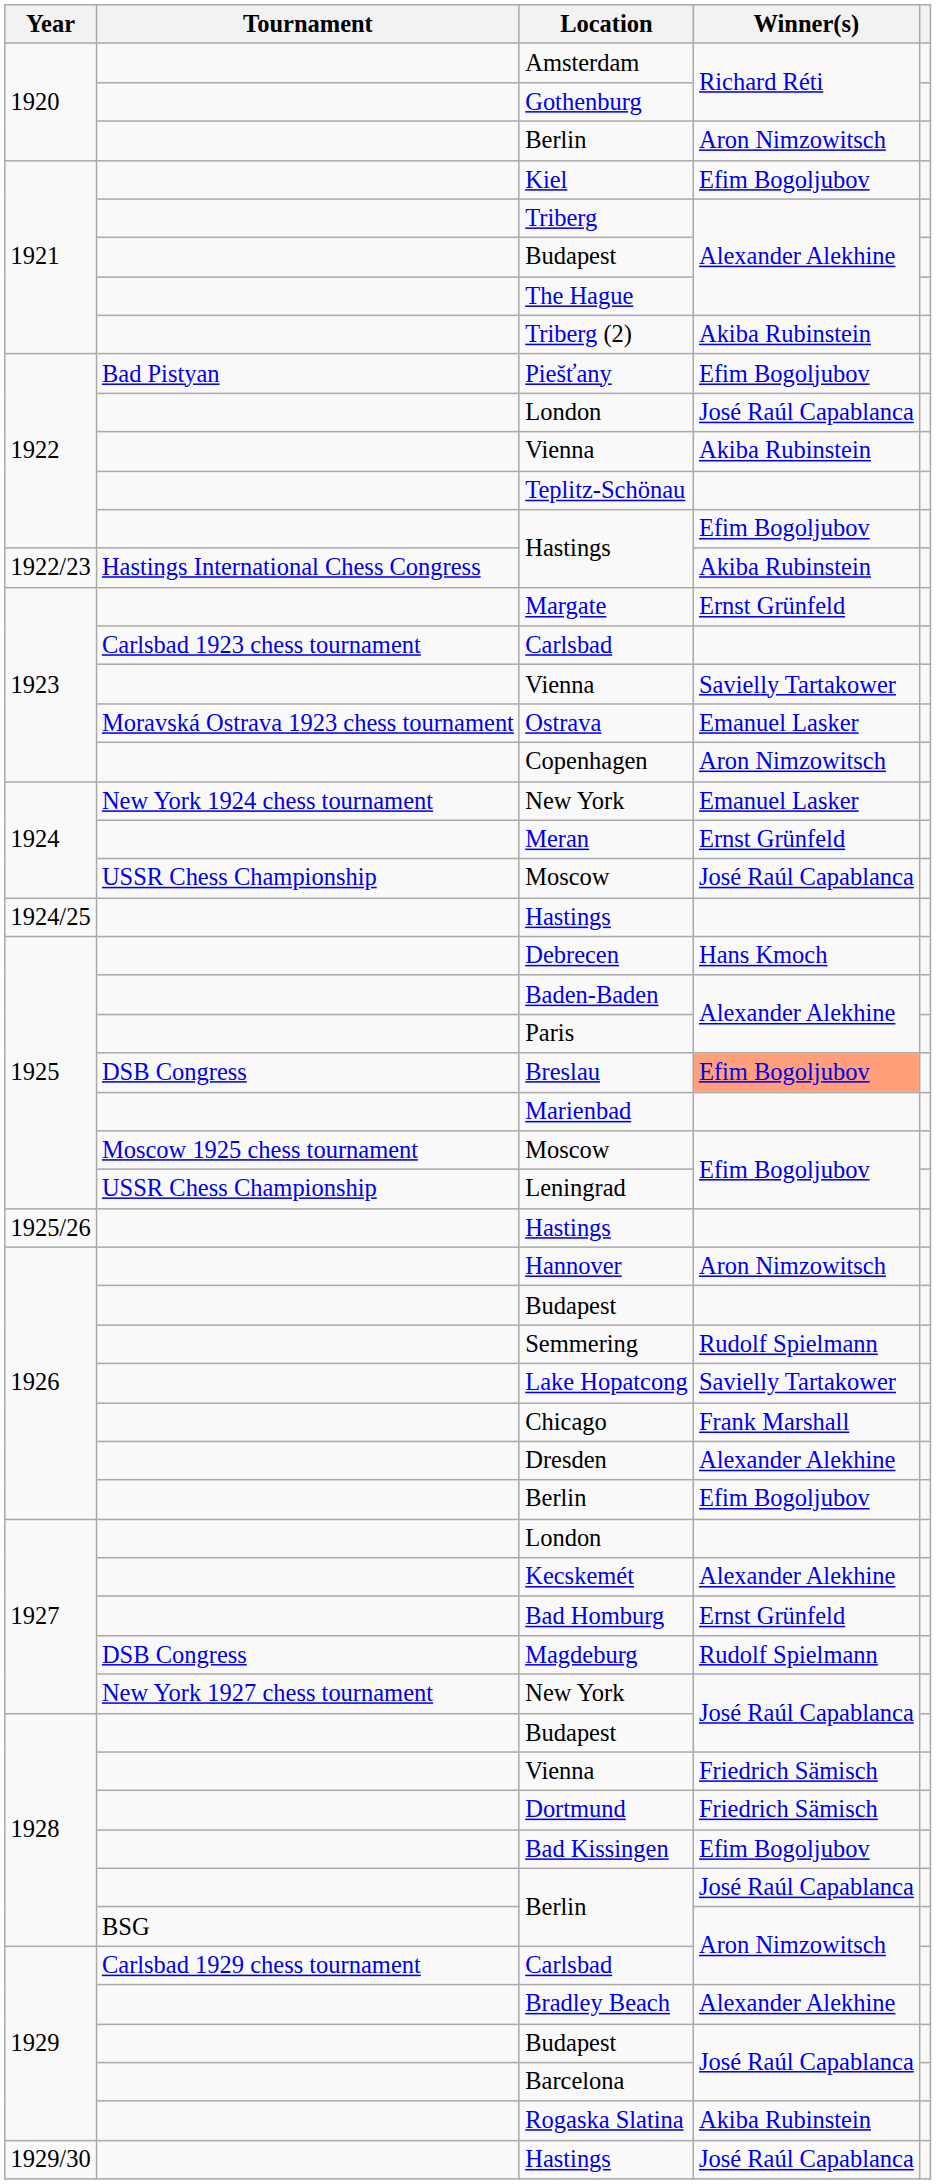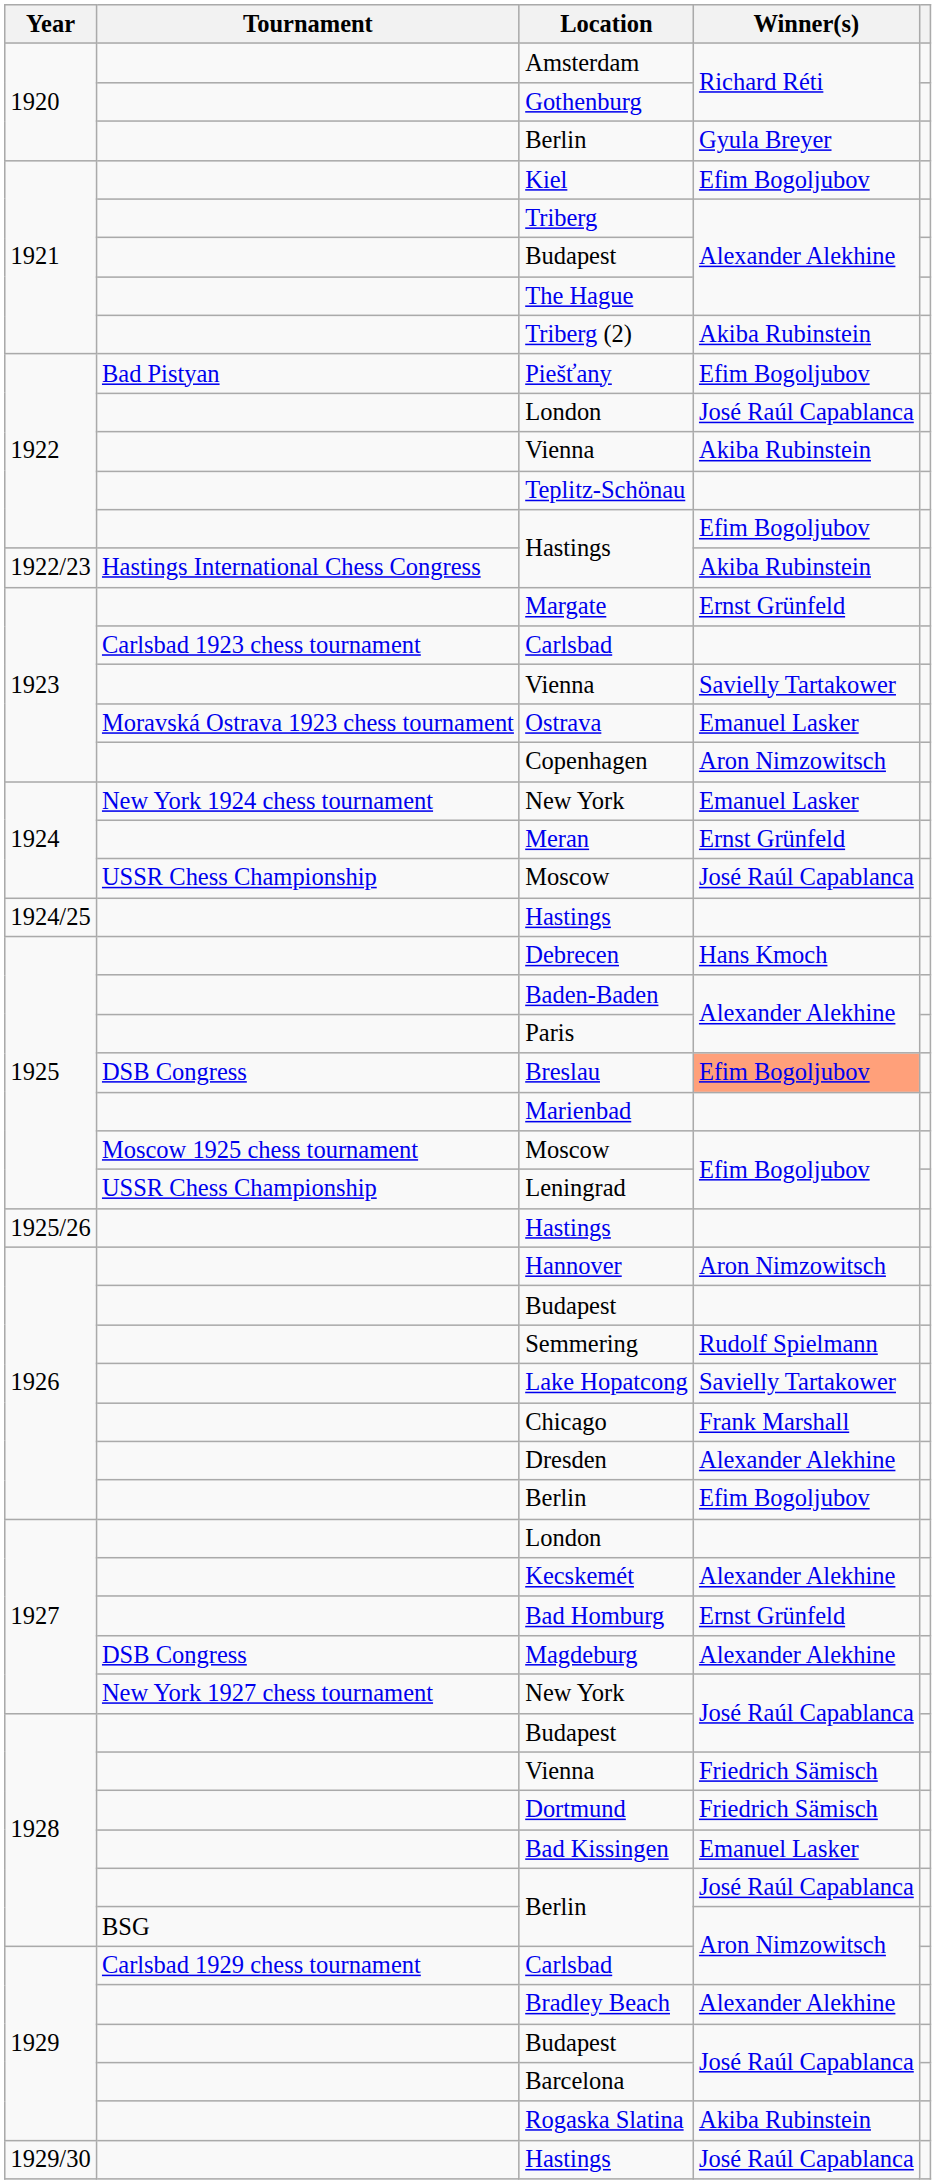(792, 140) Aron Nimzowitsch -> (765, 140) Gyula Breyer
(788, 1654) Rudolf Spielmann -> (797, 1654) Alexander Alekhine
(784, 1848) Efim Bogoljubov -> (779, 1848) Emanuel Lasker
